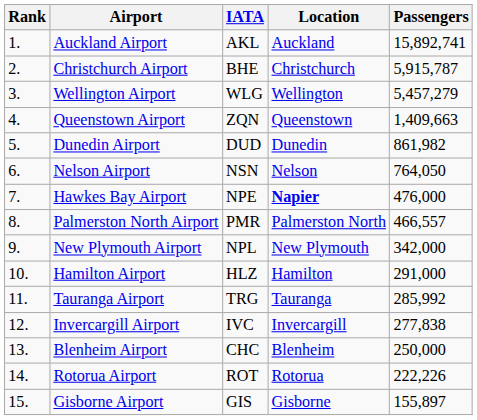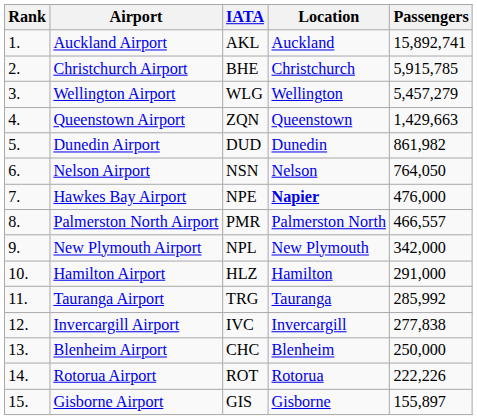(426, 68) 5,915,787 -> (426, 68) 5,915,785
(426, 119) 1,409,663 -> (426, 119) 1,429,663
